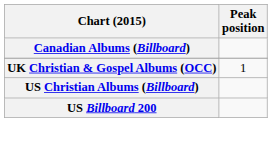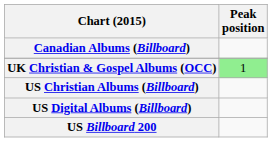(243, 68) no background -> (243, 68) lightgreen background
+ row: (112, 107)
